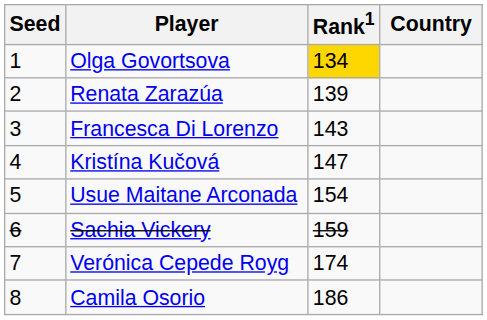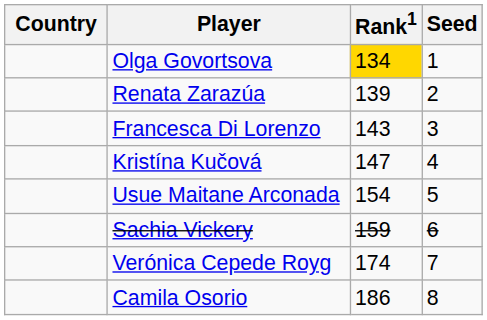columns swapped: (431, 24) <-> (35, 24)
